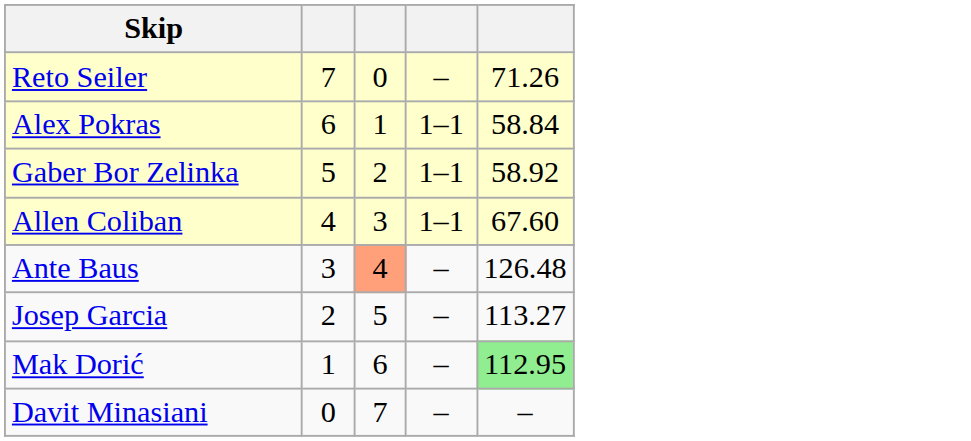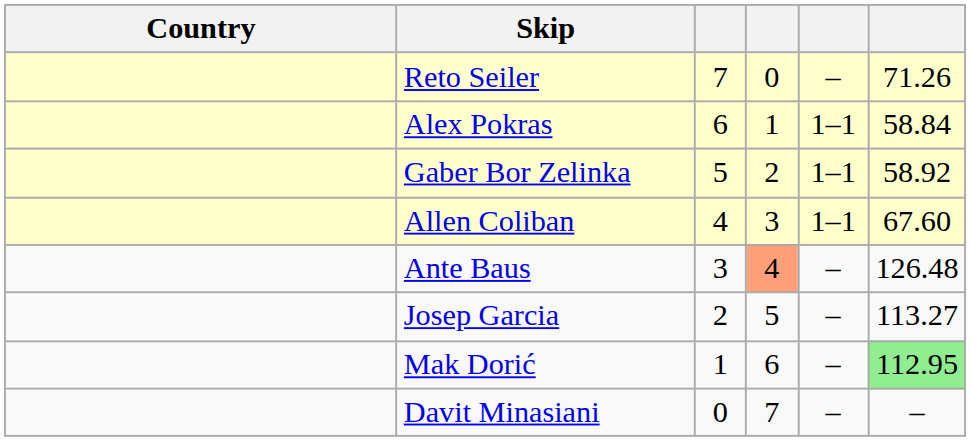+ column: (201, 28)
